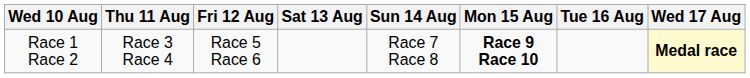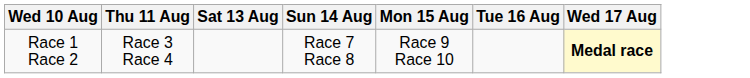- column: (236, 17)
(508, 51) bold -> (424, 51) normal
